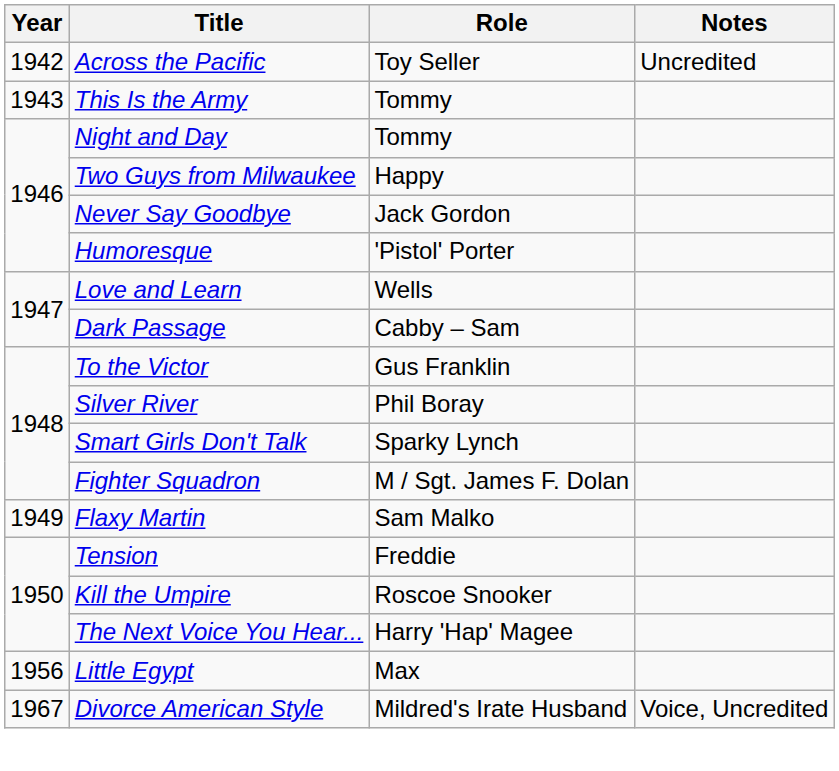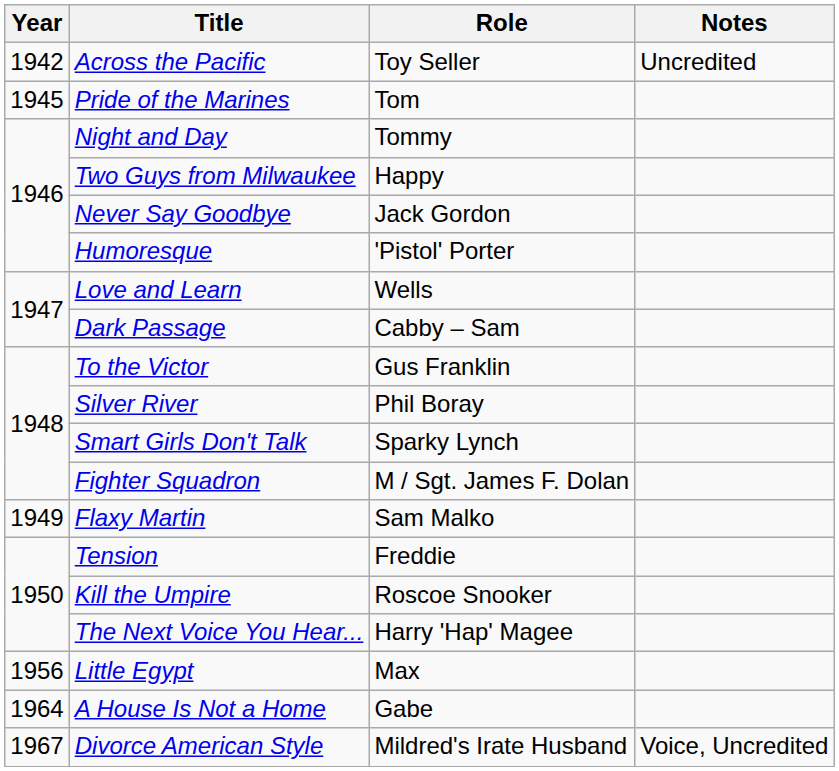- row: (161, 99)
+ row: (182, 99)
+ row: (200, 708)
